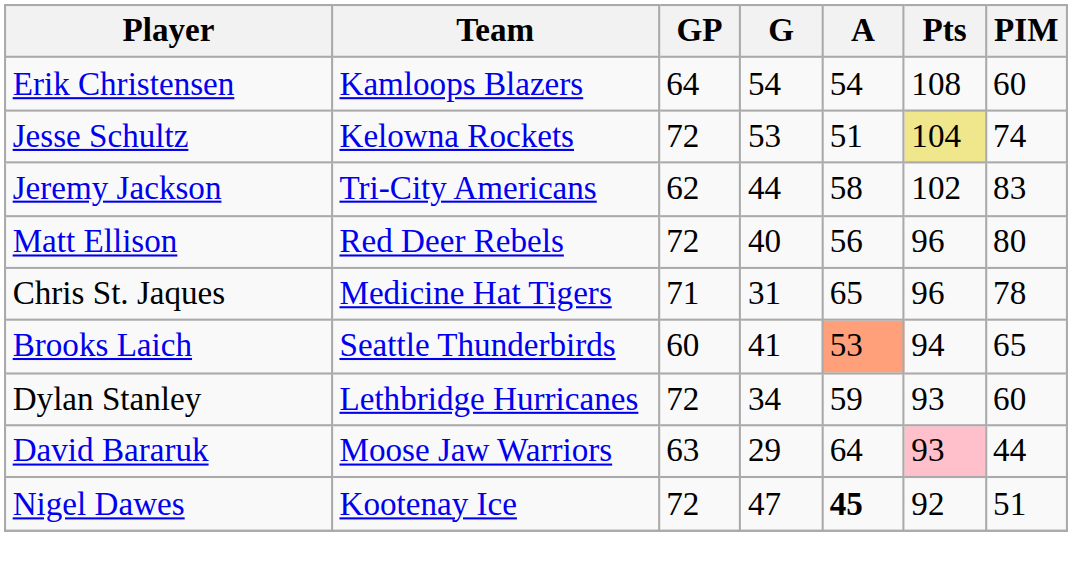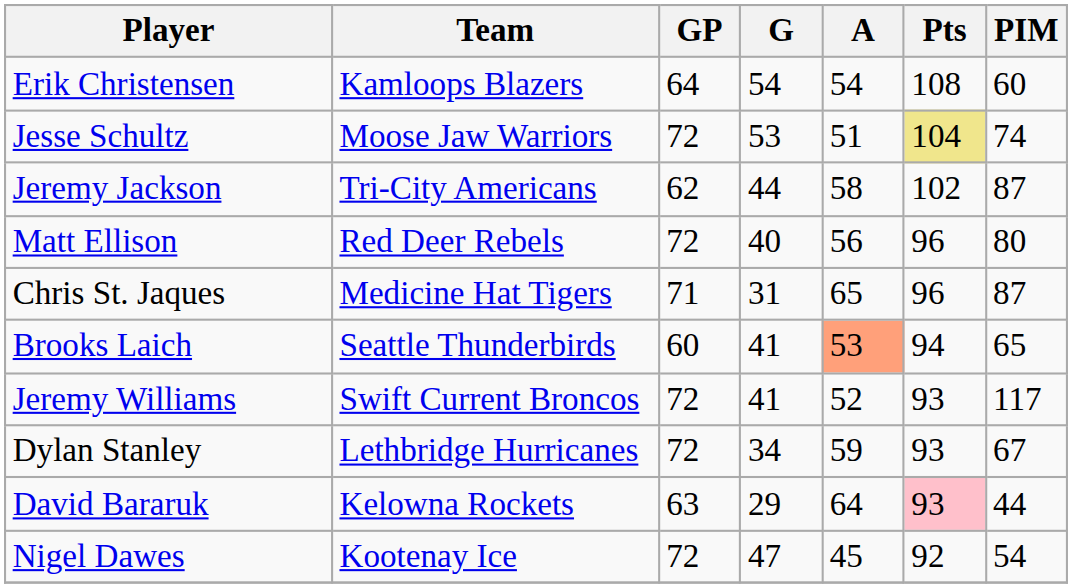(457, 135) Kelowna Rockets -> (476, 135) Moose Jaw Warriors
(1010, 188) 83 -> (1010, 188) 87
(1010, 293) 78 -> (1010, 293) 87
+ row: (124, 398)
(1010, 398) 60 -> (1010, 450) 67
(476, 450) Moose Jaw Warriors -> (457, 503) Kelowna Rockets
(846, 503) bold -> (846, 556) normal
(1010, 503) 51 -> (1010, 556) 54
